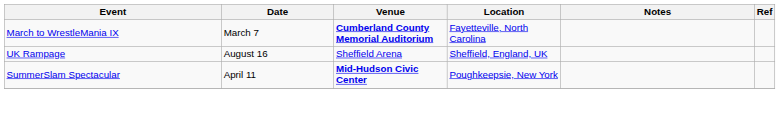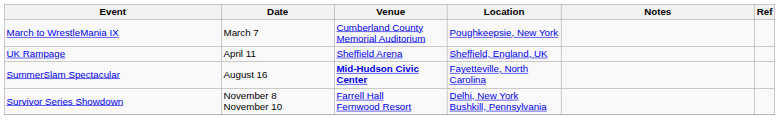(385, 33) bold -> (381, 33) normal
(489, 33) Fayetteville, North Carolina -> (504, 33) Poughkeepsie, New York
(246, 54) August 16 -> (240, 54) April 11
(240, 75) April 11 -> (245, 75) August 16
(504, 75) Poughkeepsie, New York -> (489, 75) Fayetteville, North Carolina
+ row: (65, 101)
